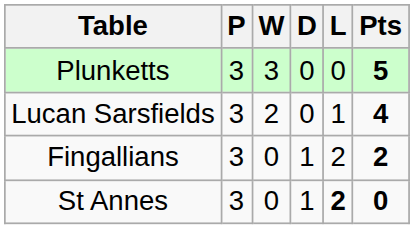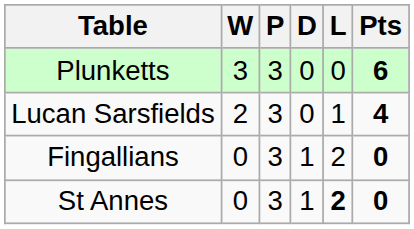columns swapped: (237, 26) <-> (271, 26)
(381, 69) 5 -> (381, 69) 6
(381, 157) 2 -> (381, 157) 0
